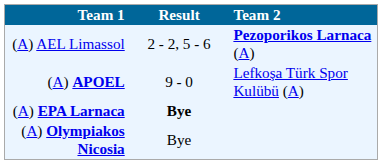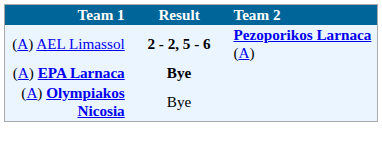(179, 44) normal -> (179, 44) bold
- row: (86, 82)
